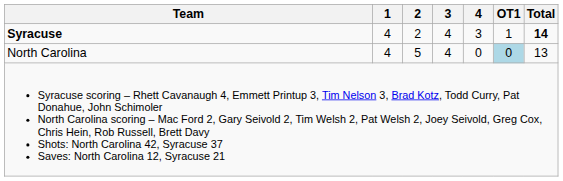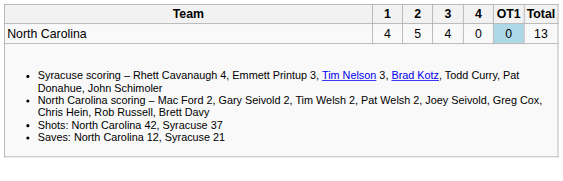- row: (35, 33)
